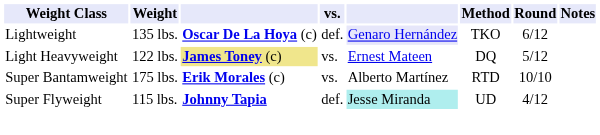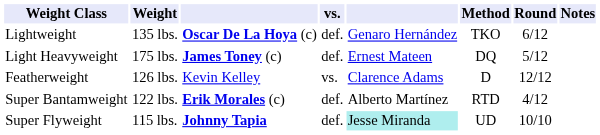(402, 35) lavender background -> (402, 35) no background
(155, 56) 122 lbs. -> (155, 56) 175 lbs.
(232, 56) khaki background -> (232, 56) no background
(330, 56) vs. -> (332, 56) def.
+ row: (47, 77)
(155, 77) 175 lbs. -> (155, 99) 122 lbs.
(330, 77) vs. -> (332, 99) def.
(535, 77) 10/10 -> (535, 99) 4/12
(535, 99) 4/12 -> (535, 120) 10/10
